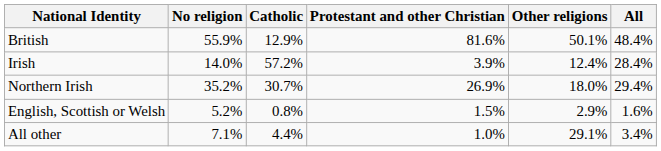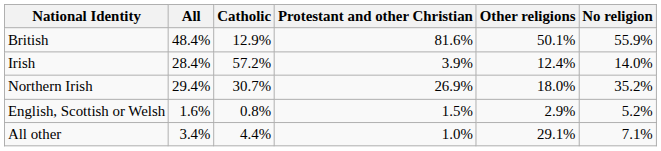columns swapped: (634, 16) <-> (207, 16)
